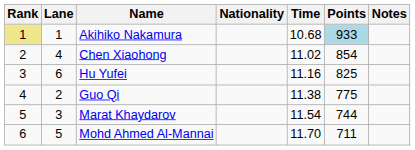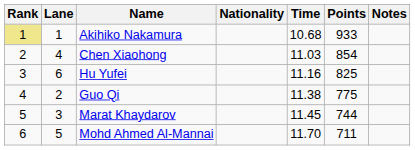(347, 34) lightblue background -> (347, 34) no background
(306, 54) 11.02 -> (306, 54) 11.03
(306, 114) 11.54 -> (306, 114) 11.45
